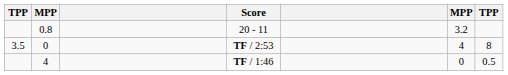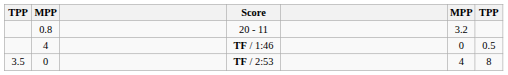rows swapped: (253, 62) <-> (253, 45)
